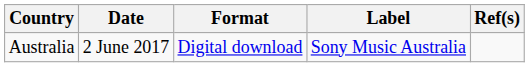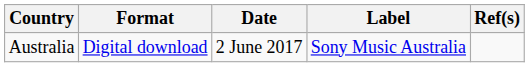columns swapped: (126, 18) <-> (240, 18)
